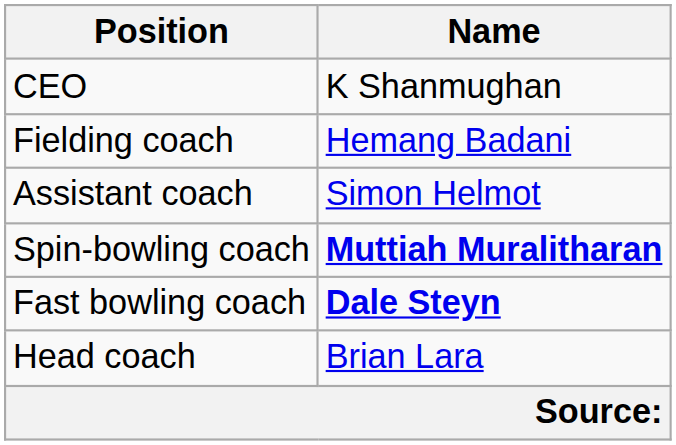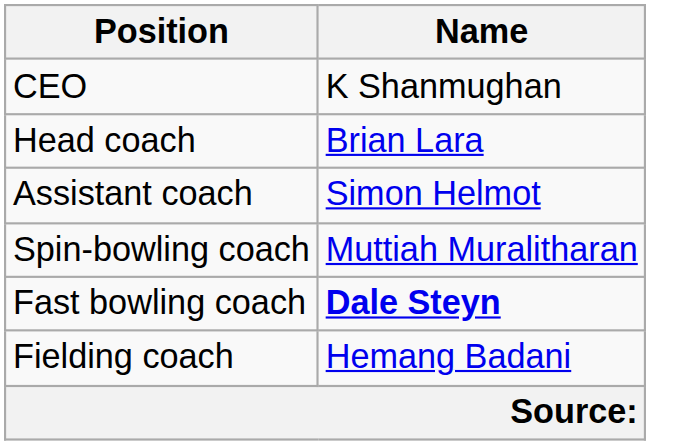rows swapped: (104, 357) <-> (123, 140)
(494, 248) bold -> (482, 248) normal
